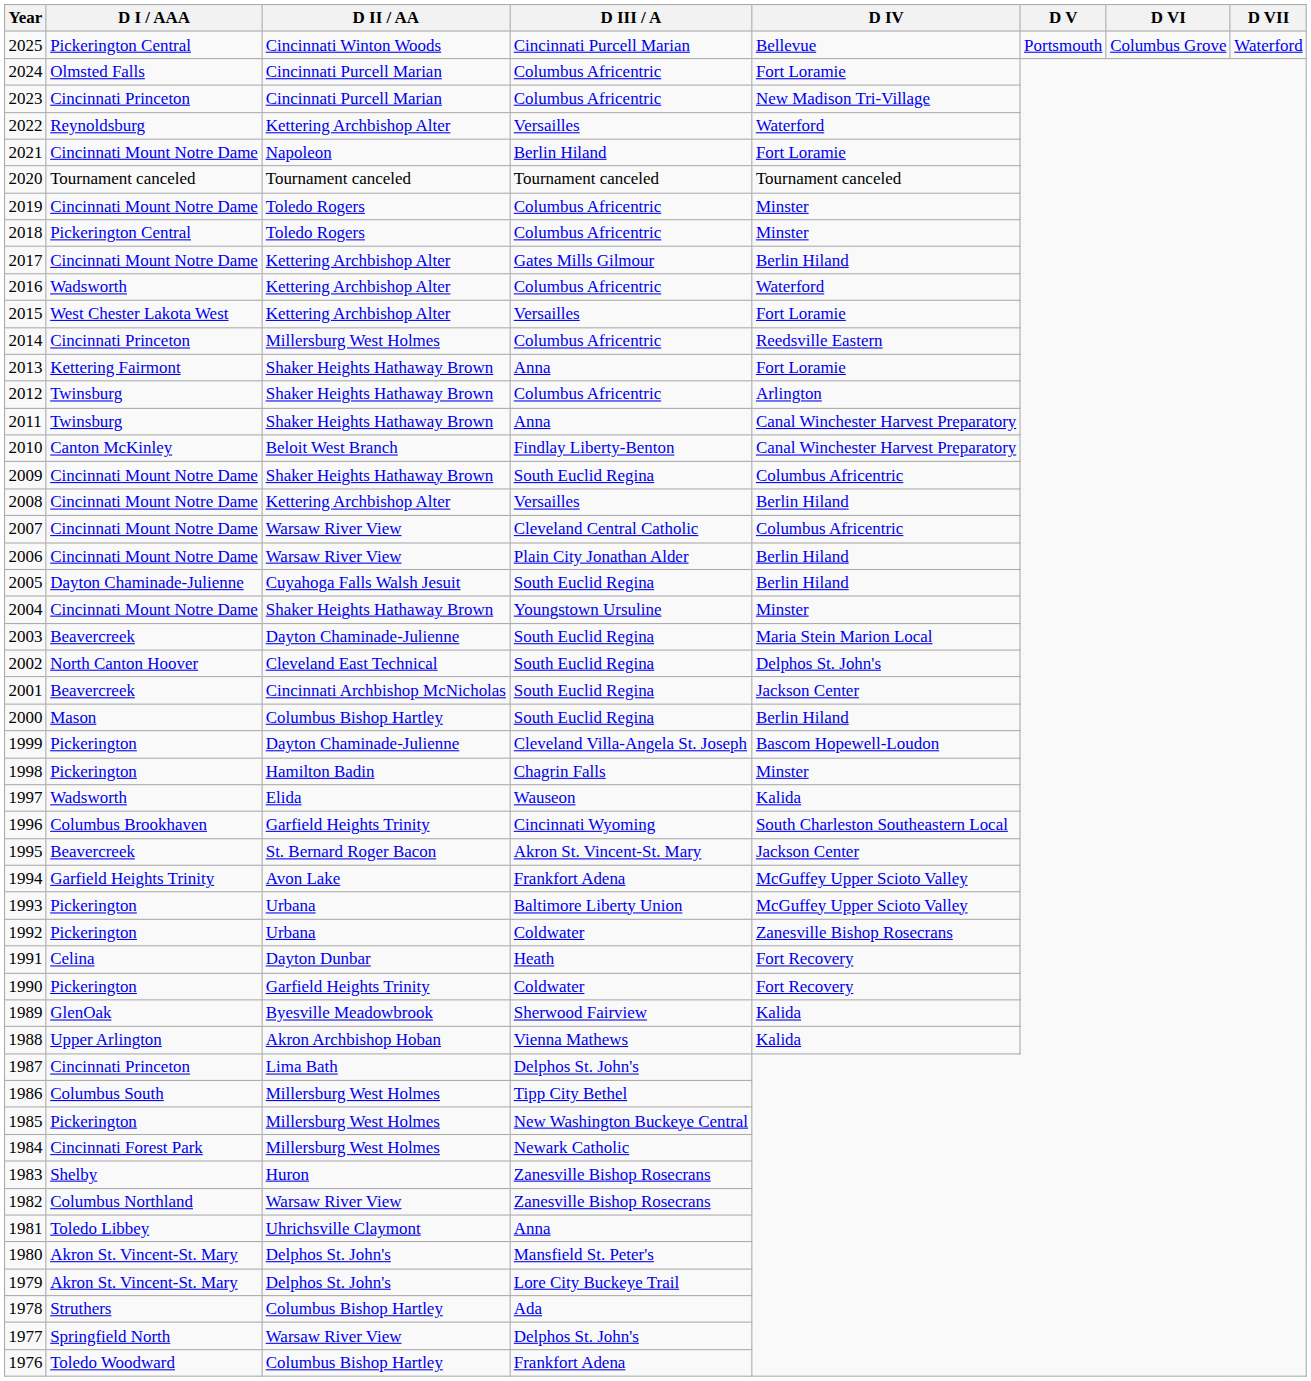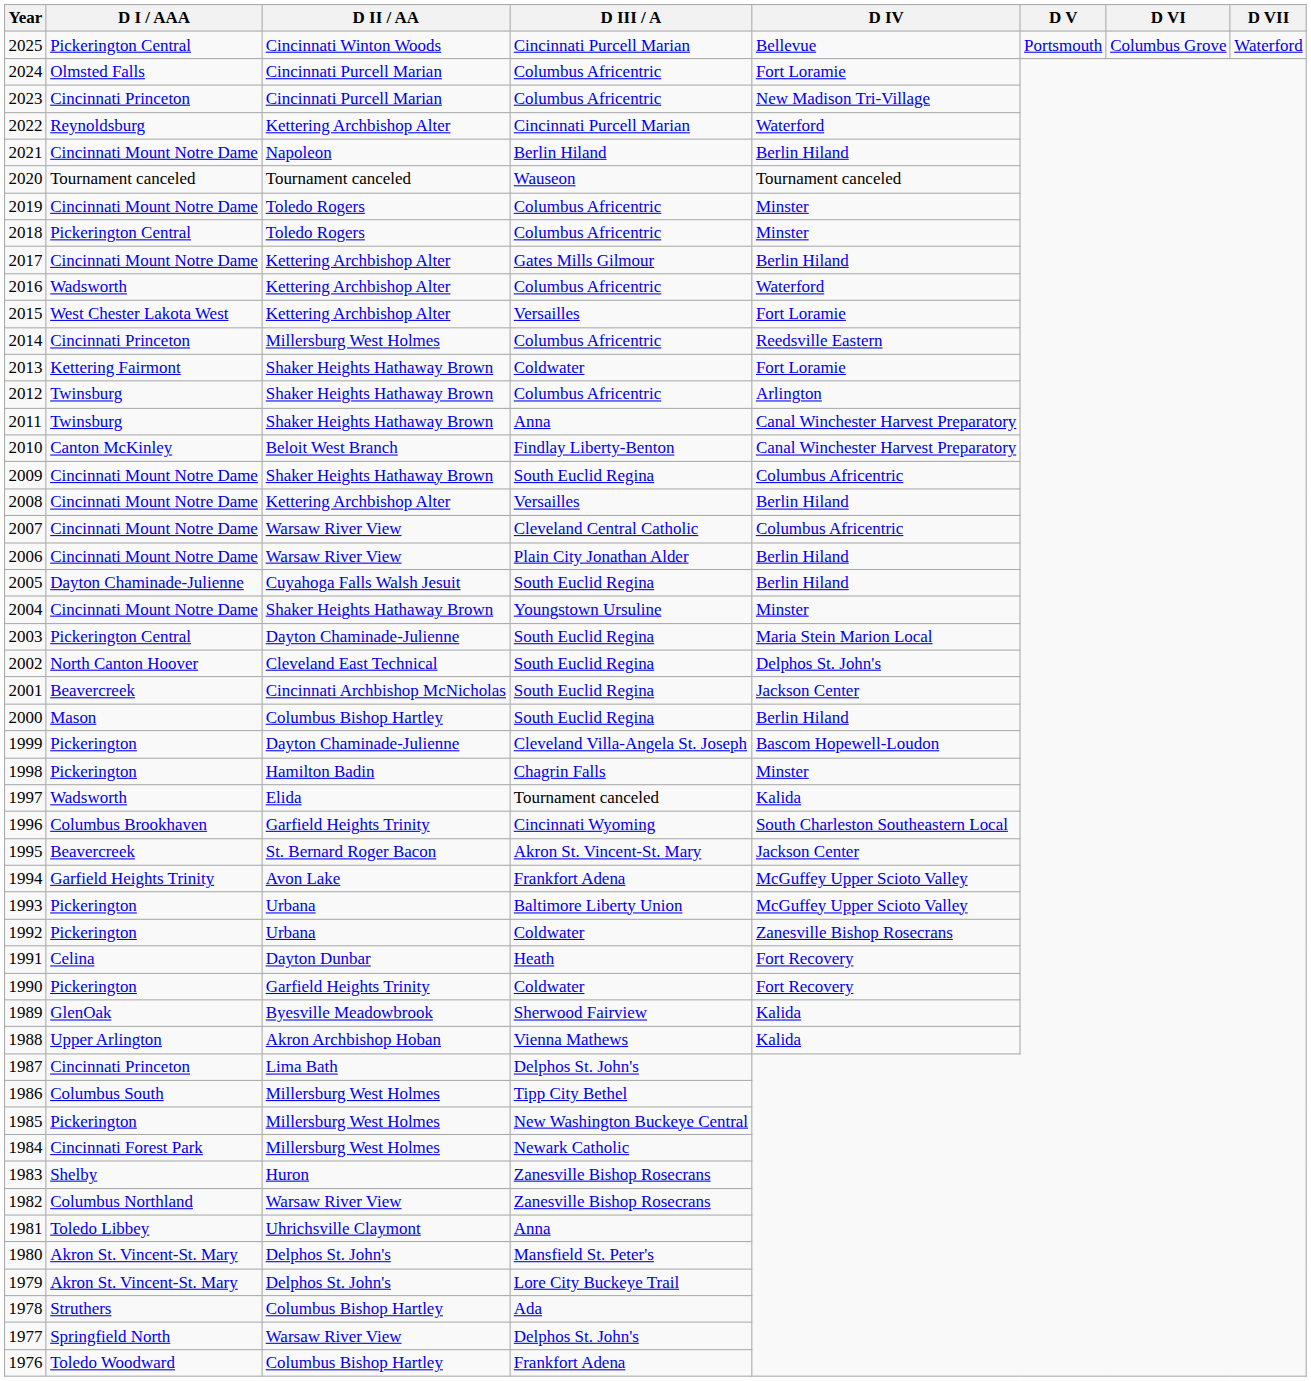(547, 125) Versailles -> (602, 125) Cincinnati Purcell Marian
(801, 152) Fort Loramie -> (802, 152) Berlin Hiland
(586, 179) Tournament canceled -> (545, 179) Wauseon
(532, 367) Anna -> (549, 367) Coldwater
(93, 636) Beavercreek -> (121, 636) Pickerington Central
(545, 797) Wauseon -> (586, 797) Tournament canceled
